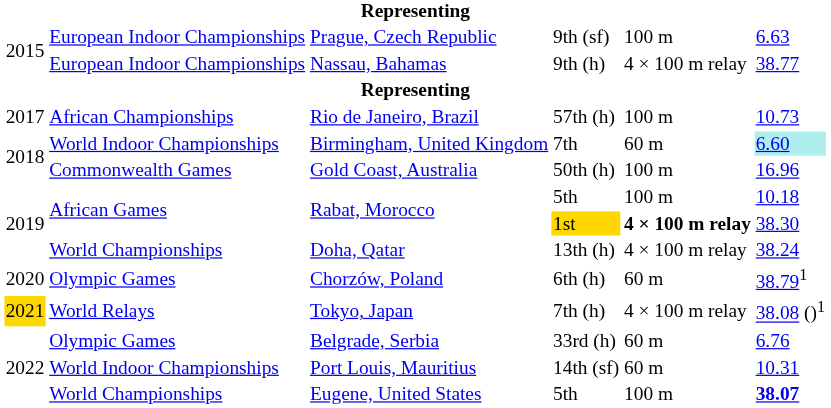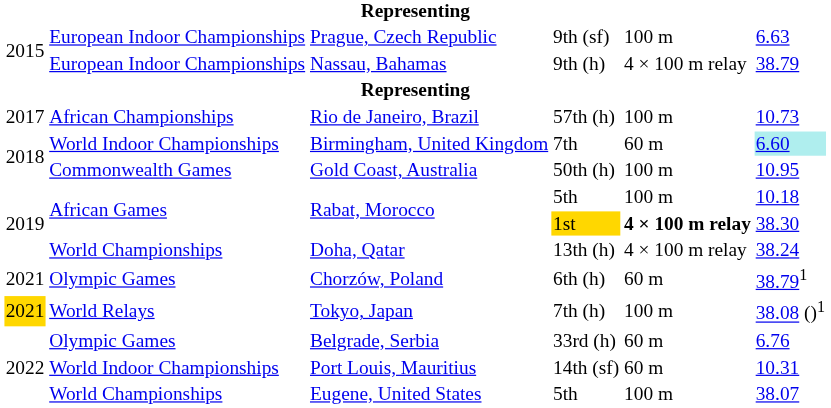(777, 63) 38.77 -> (777, 63) 38.79
(777, 170) 16.96 -> (777, 170) 10.95
(25, 279) 2020 -> (25, 279) 2021
(685, 311) 4 × 100 m relay -> (648, 311) 100 m
(777, 393) bold -> (777, 393) normal
